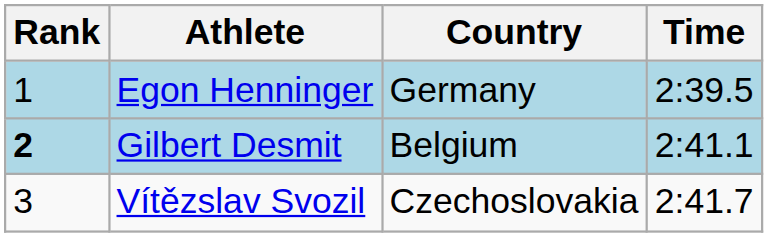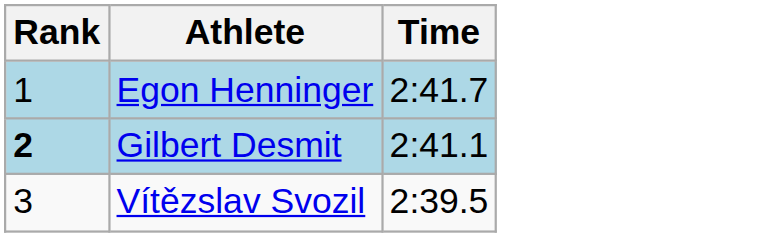- column: (514, 32)
(704, 88) 2:39.5 -> (439, 88) 2:41.7
(704, 201) 2:41.7 -> (439, 201) 2:39.5
